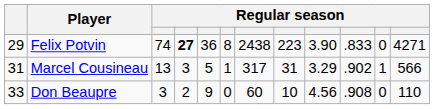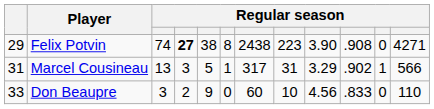(209, 45) 36 -> (209, 45) 38
(358, 45) .833 -> (358, 45) .908
(358, 92) .908 -> (358, 92) .833
